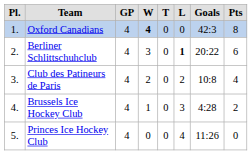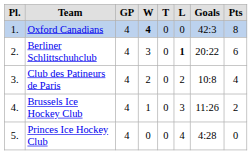(207, 107) 4:28 -> (207, 107) 11:26
(207, 136) 11:26 -> (207, 136) 4:28
